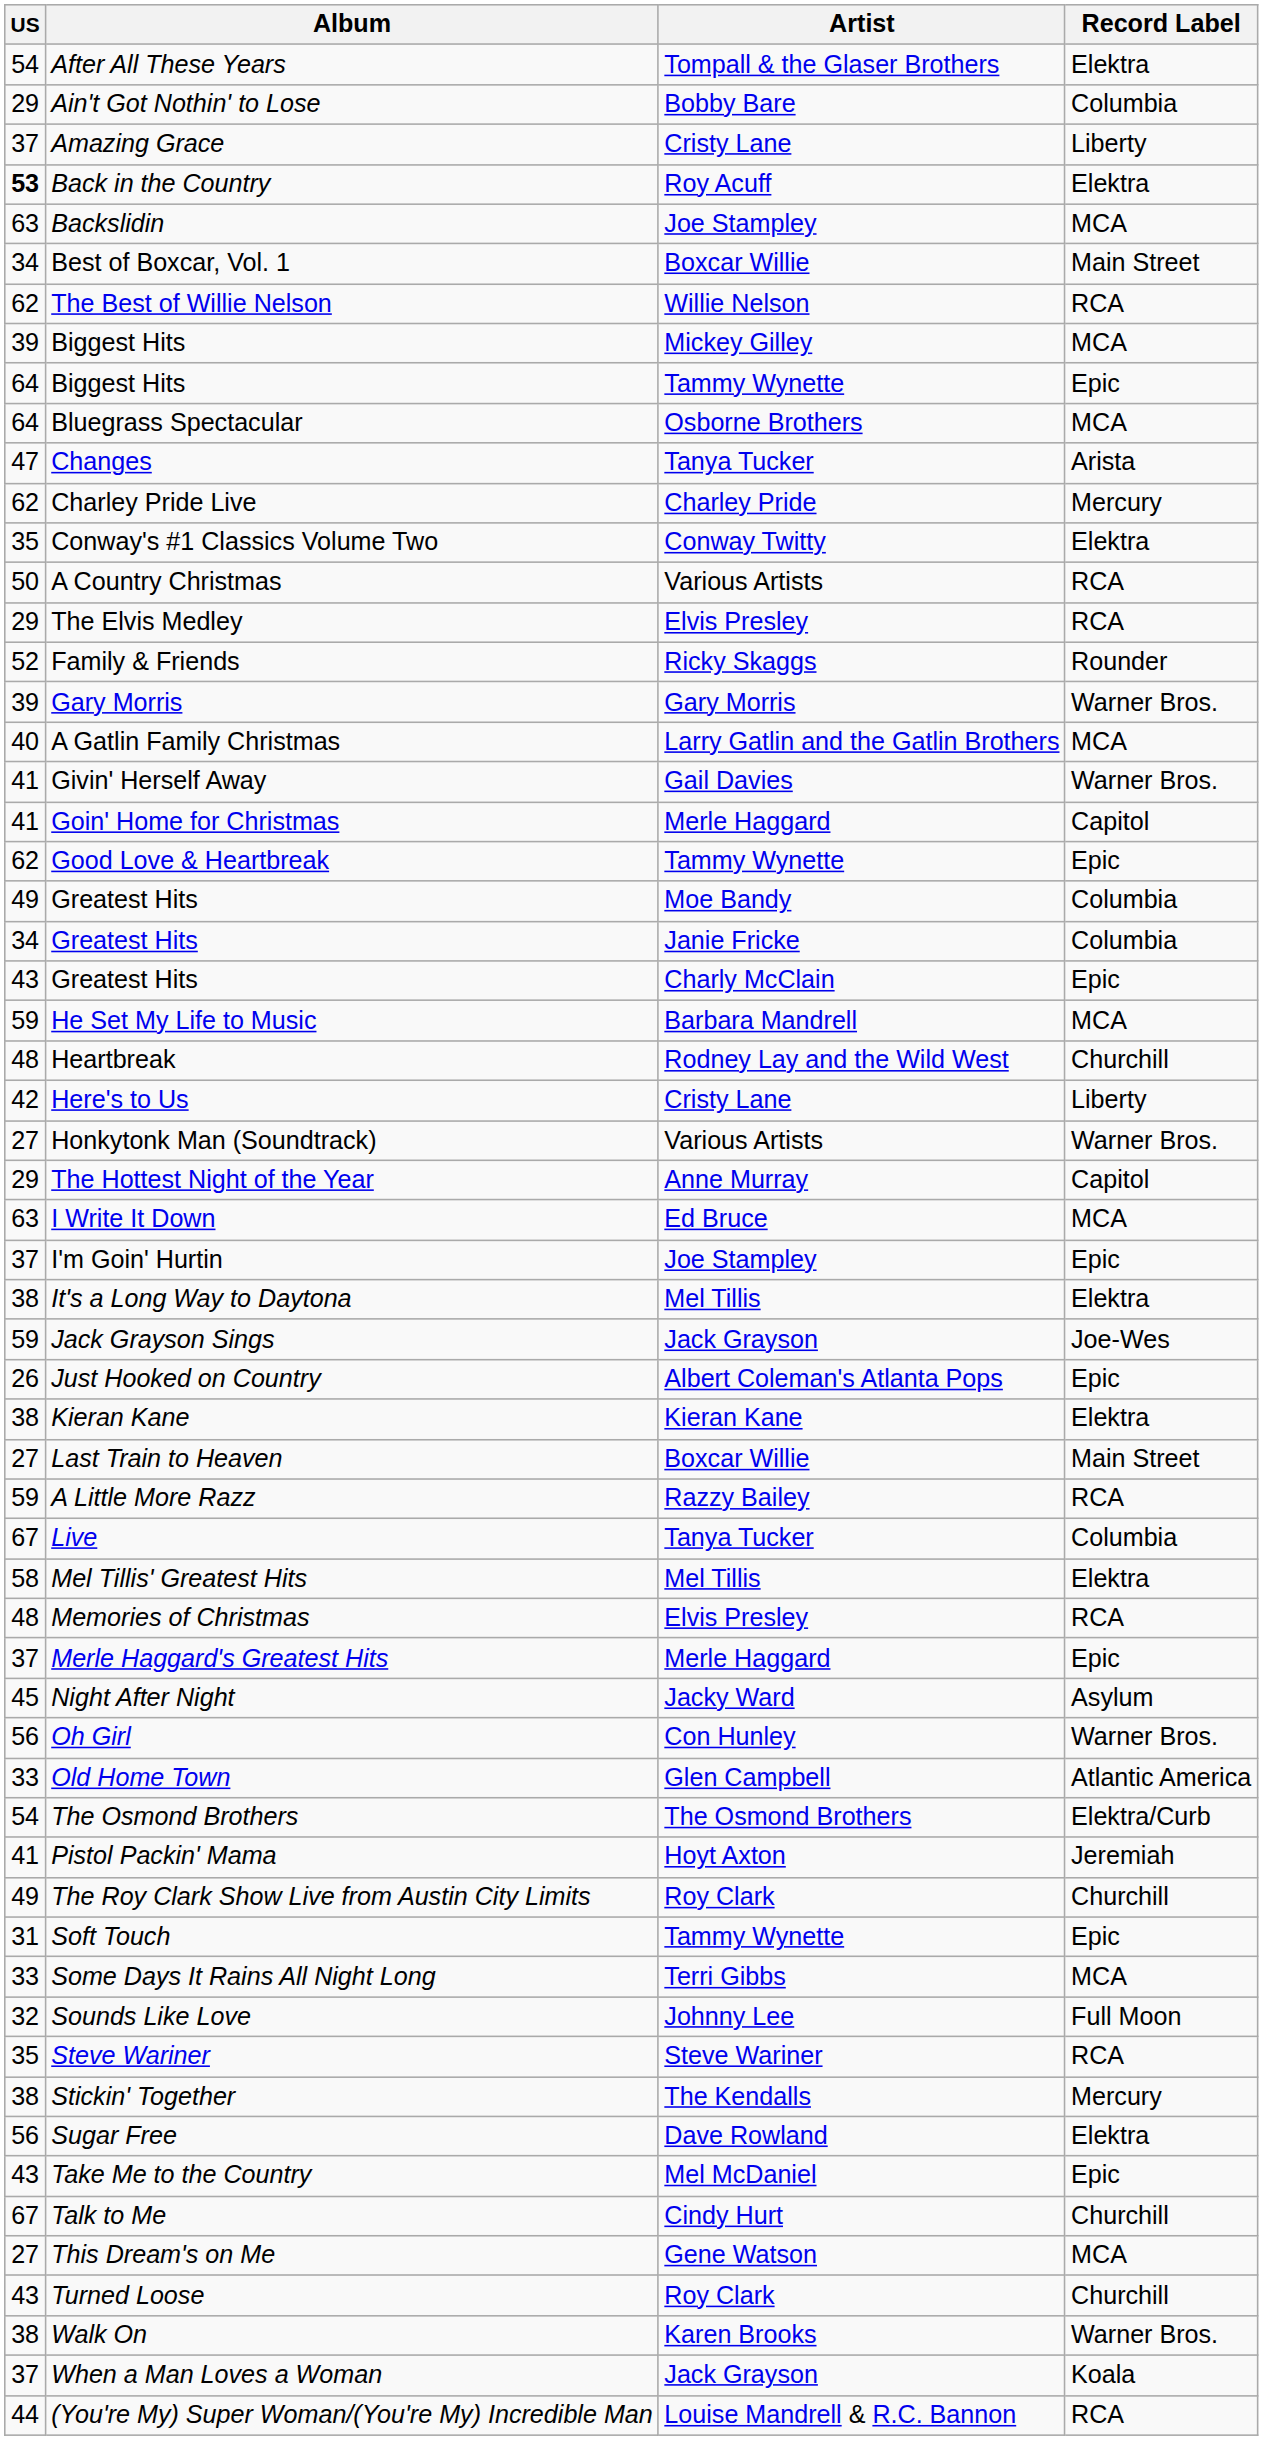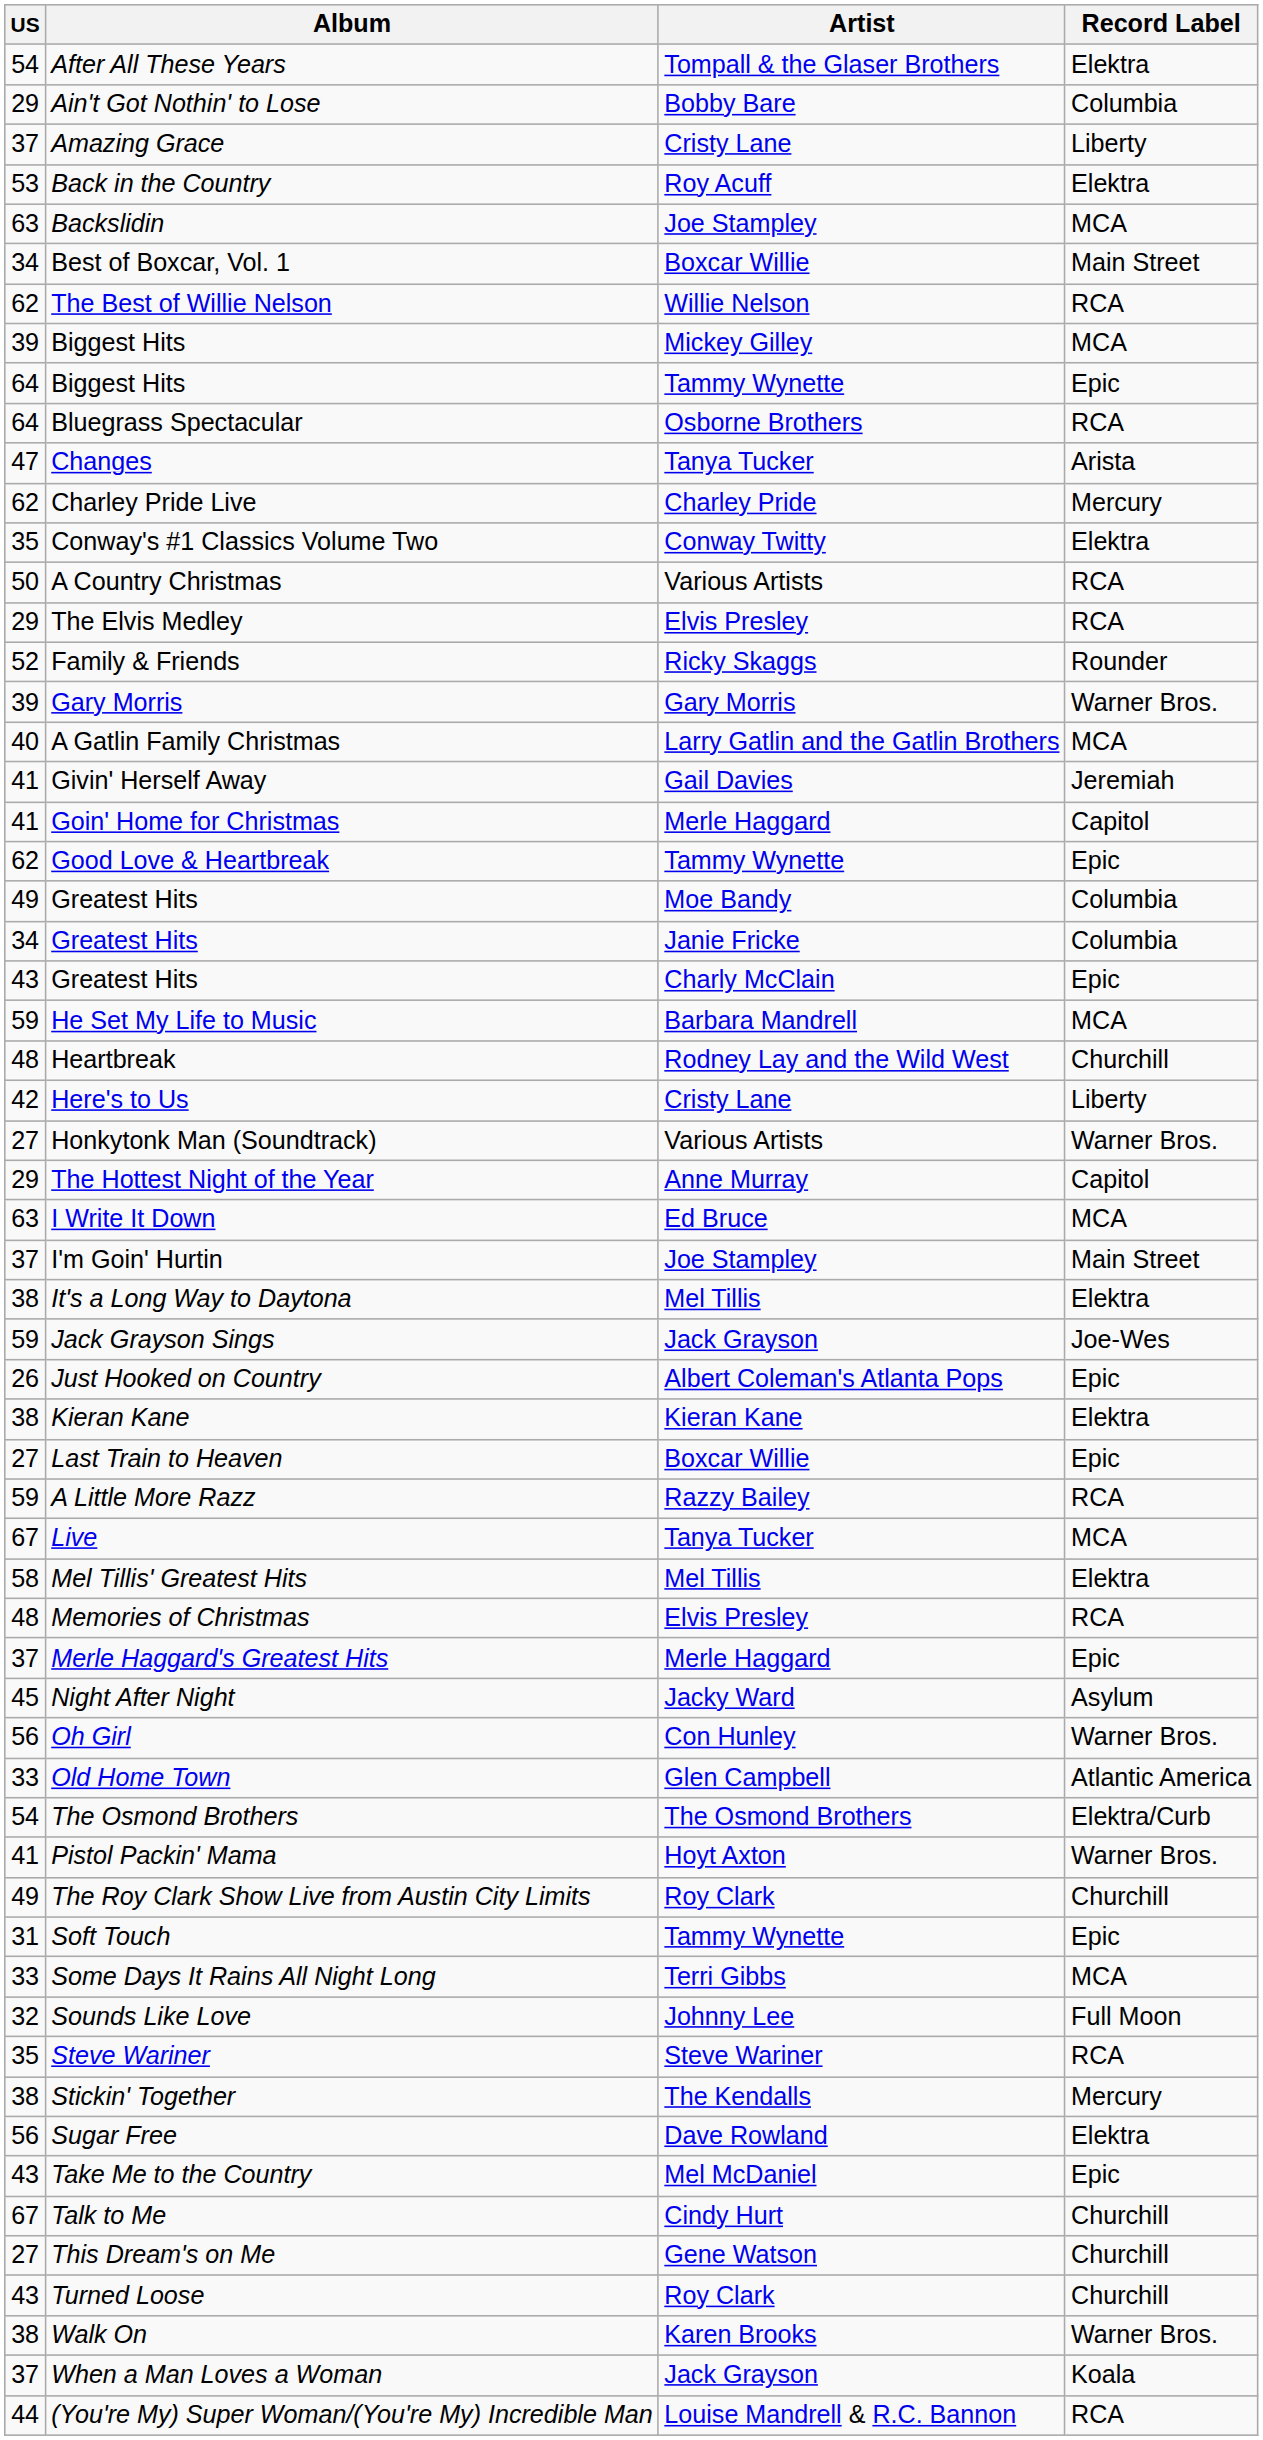(25, 183) bold -> (25, 183) normal
(1099, 422) MCA -> (1098, 422) RCA
(1145, 781) Warner Bros. -> (1123, 781) Jeremiah
(1095, 1259) Epic -> (1135, 1259) Main Street
(1135, 1458) Main Street -> (1095, 1458) Epic
(1124, 1538) Columbia -> (1099, 1538) MCA
(1123, 1857) Jeremiah -> (1145, 1857) Warner Bros.
(1099, 2255) MCA -> (1120, 2255) Churchill
